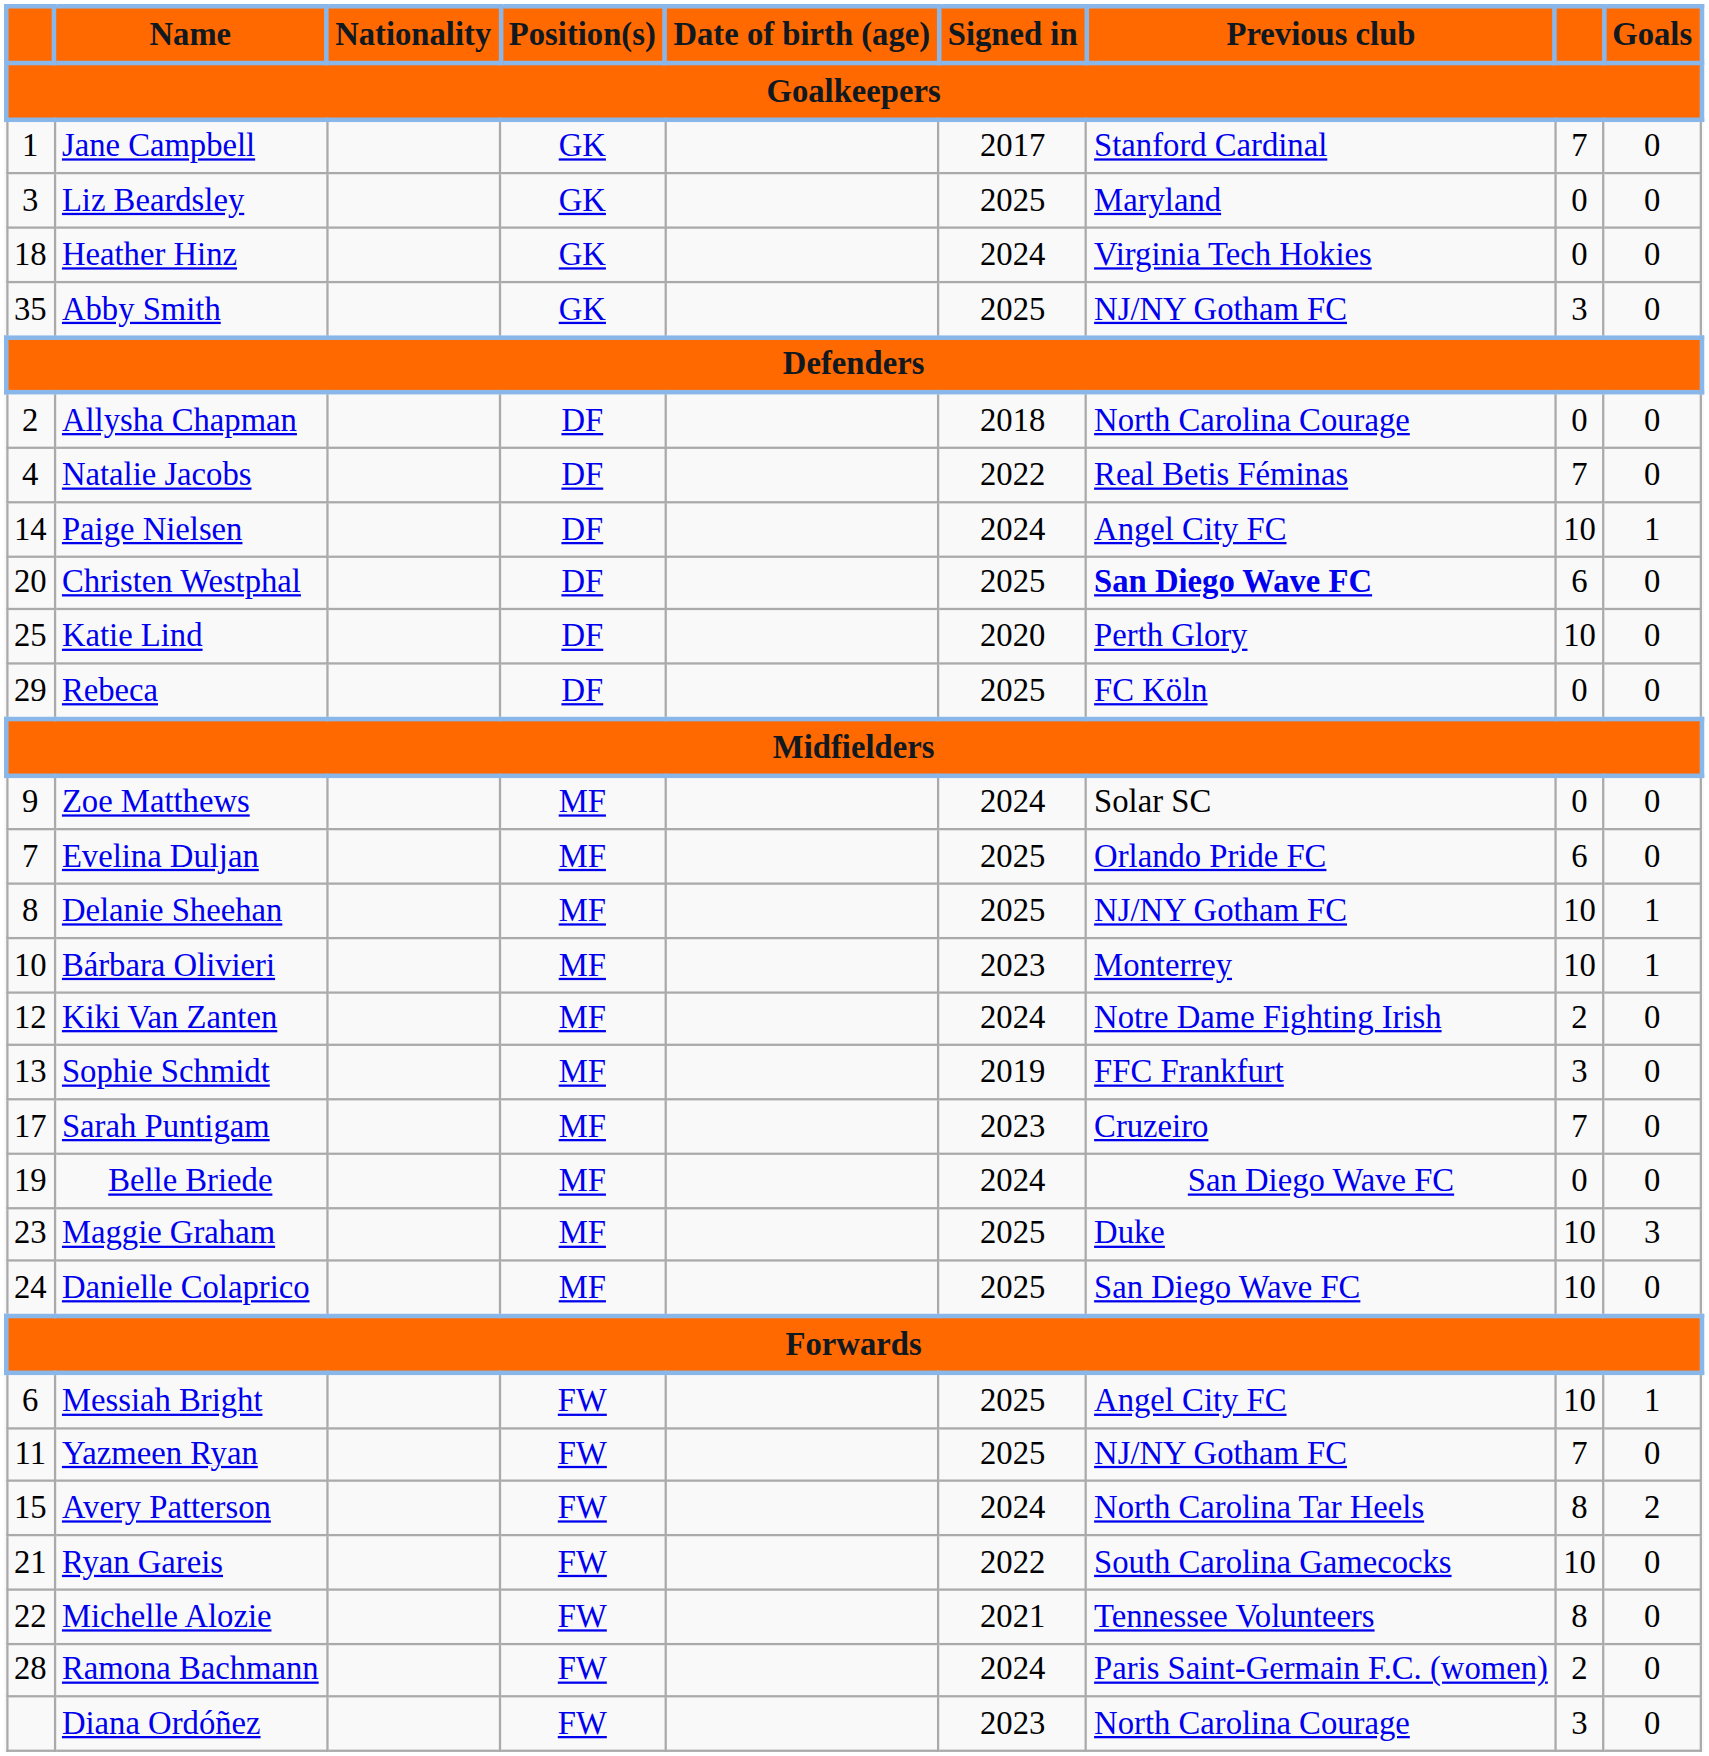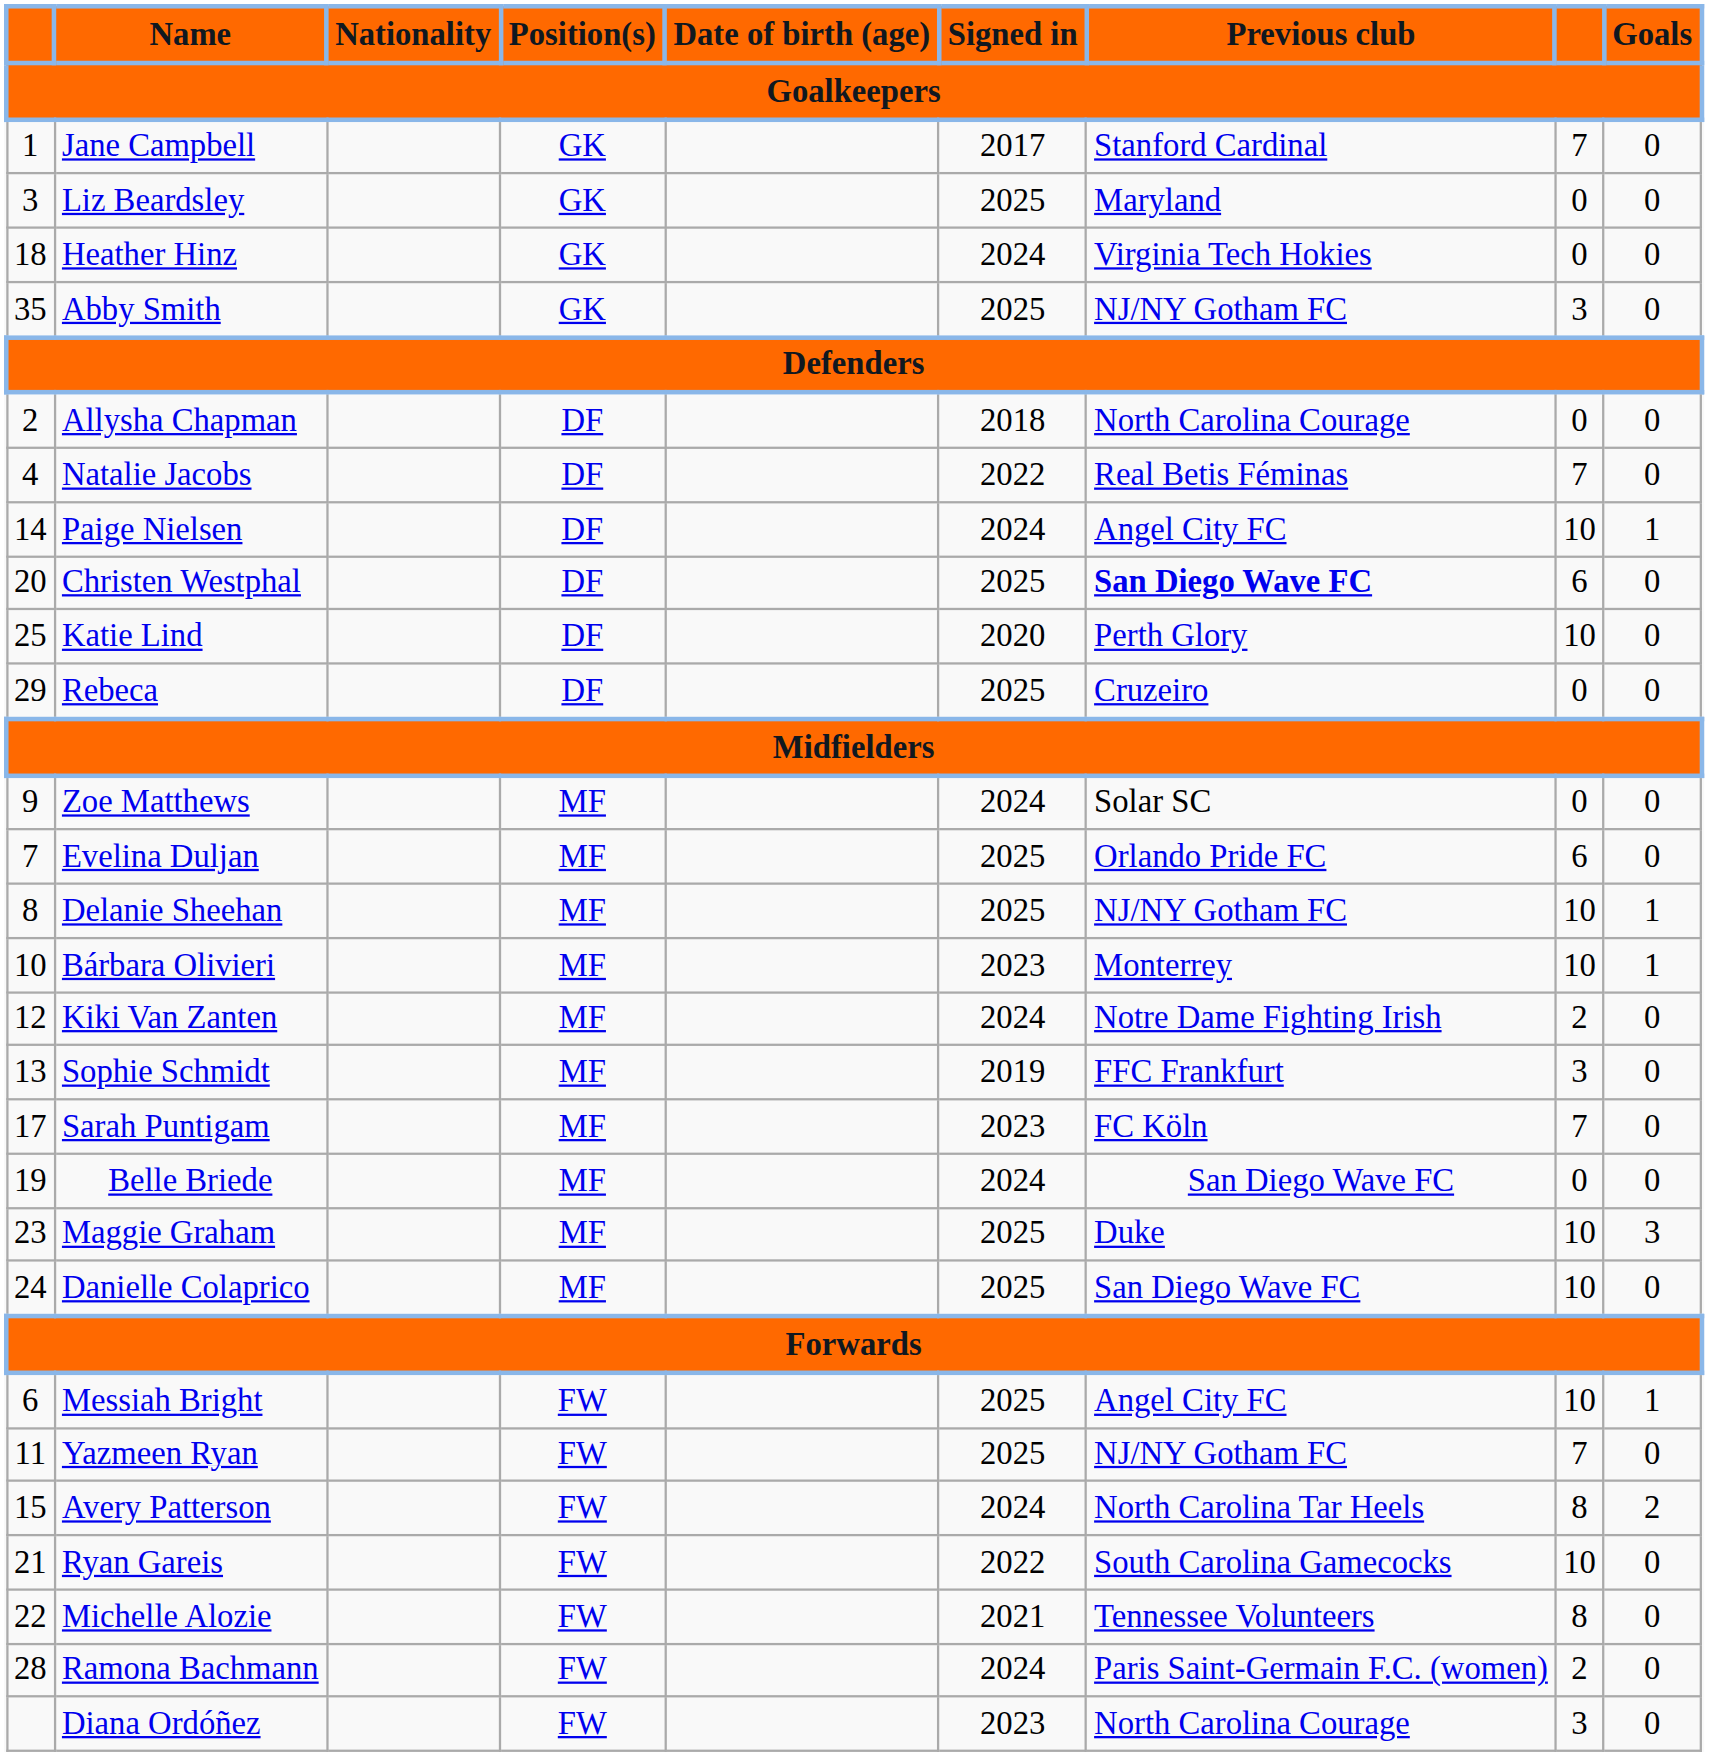(1151, 690) FC Köln -> (1151, 690) Cruzeiro
(1151, 1125) Cruzeiro -> (1151, 1125) FC Köln
